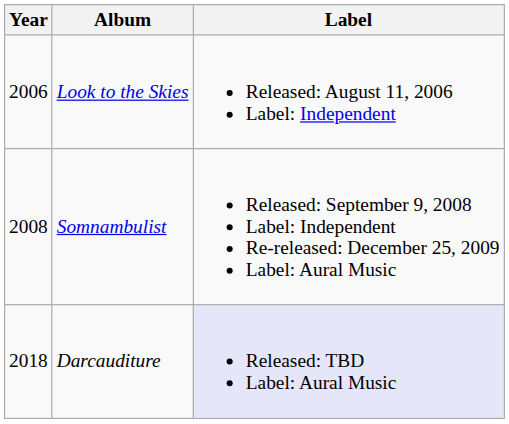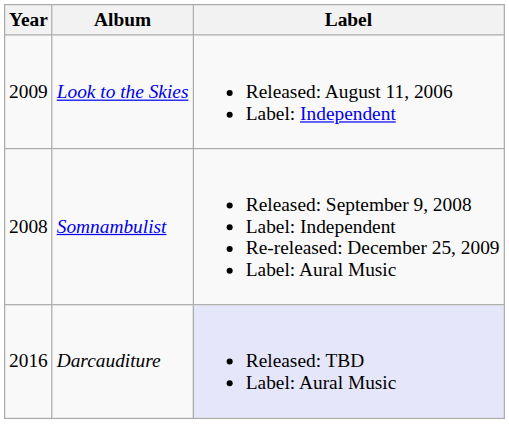(28, 91) 2006 -> (28, 91) 2009
(28, 361) 2018 -> (28, 361) 2016
